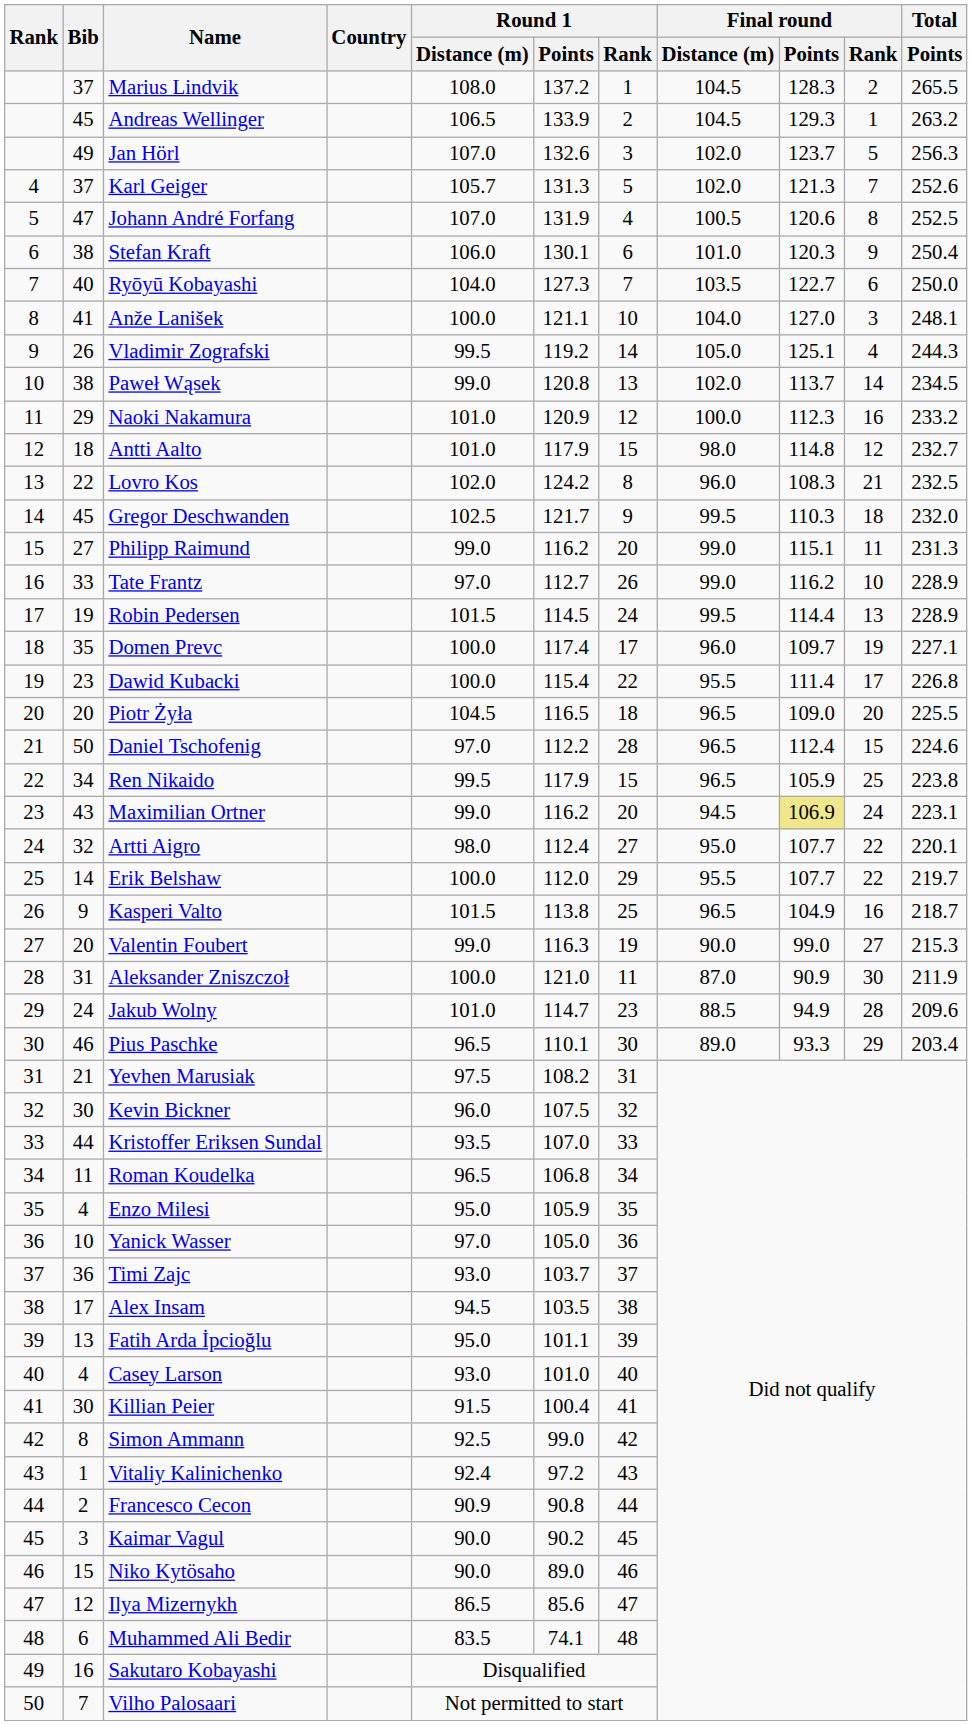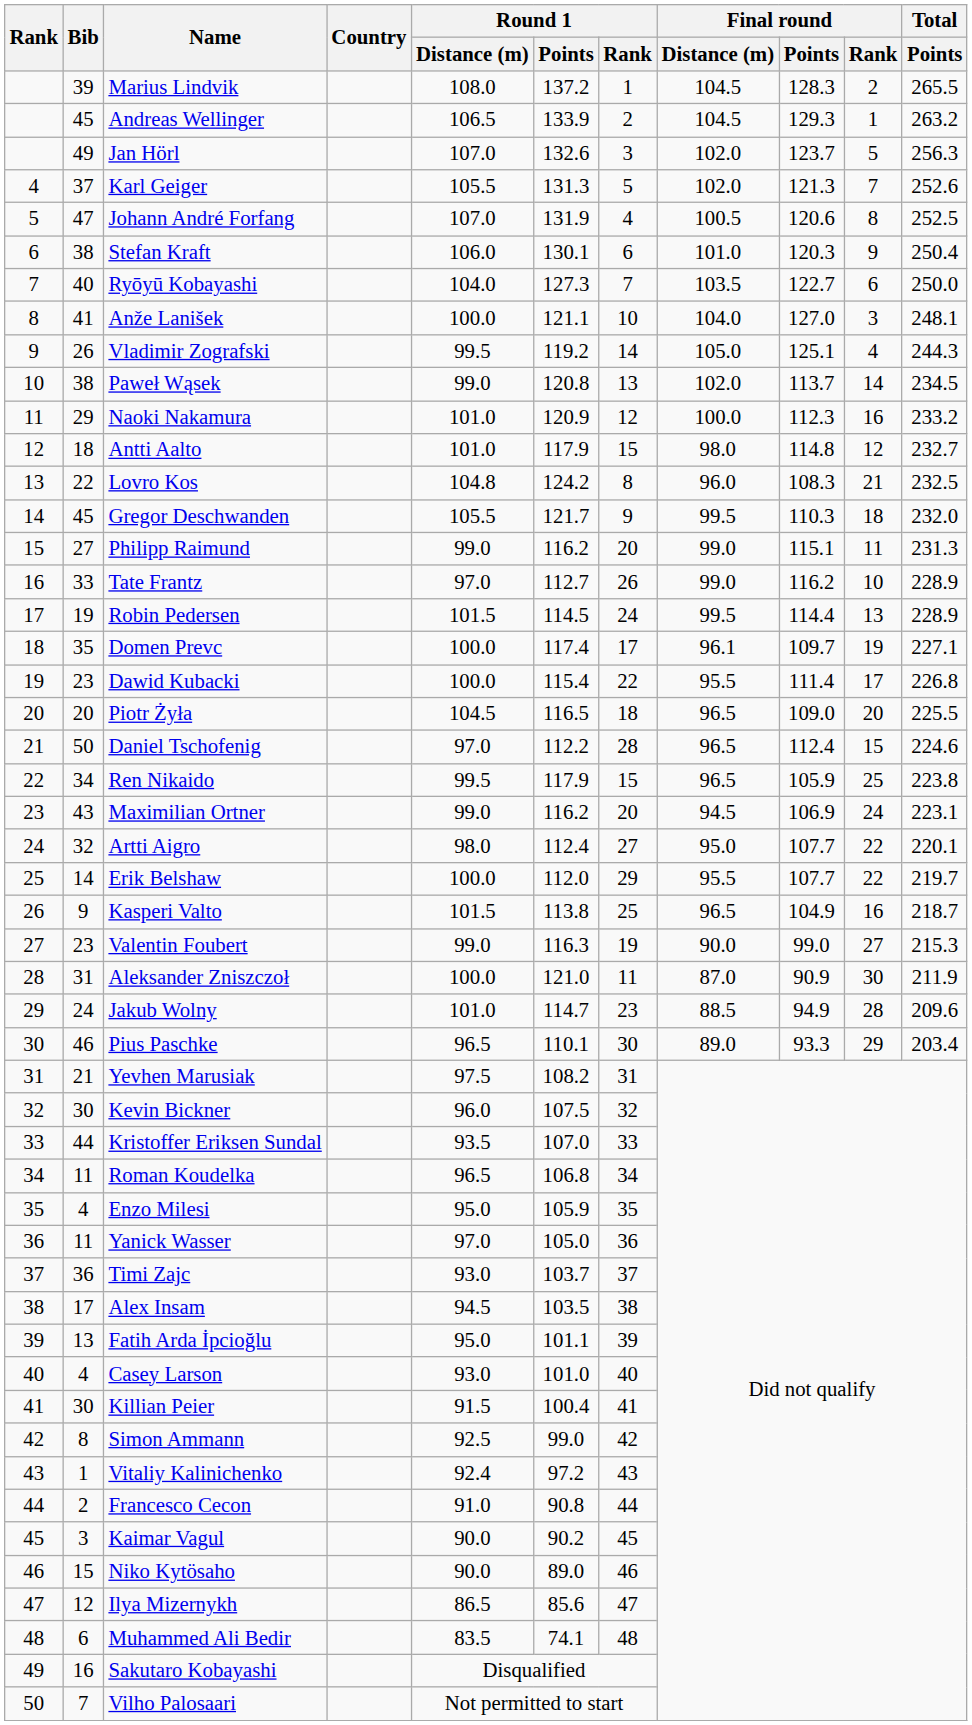(83, 86) 37 -> (83, 86) 39
(472, 185) 105.7 -> (472, 185) 105.5
(472, 482) 102.0 -> (472, 482) 104.8
(472, 515) 102.5 -> (472, 515) 105.5
(718, 647) 96.0 -> (718, 647) 96.1
(811, 812) khaki background -> (811, 812) no background
(83, 944) 20 -> (83, 944) 23
(83, 1241) 10 -> (83, 1241) 11
(472, 1505) 90.9 -> (472, 1505) 91.0
